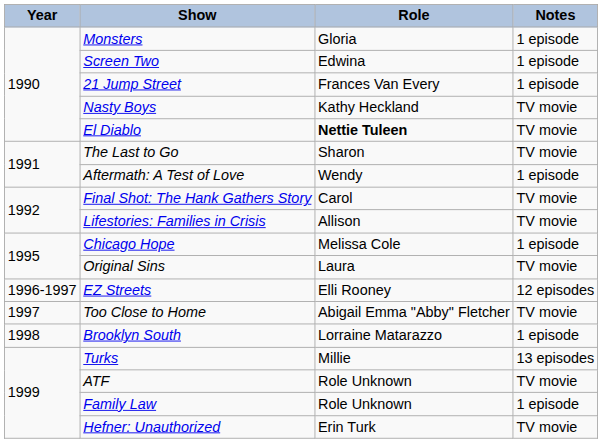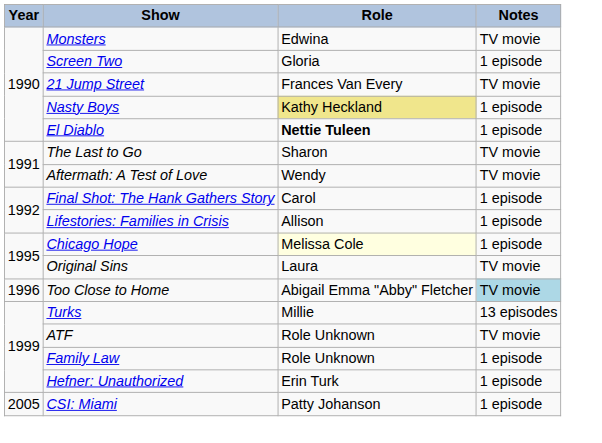(337, 38) Gloria -> (305, 38) Edwina
(548, 38) 1 episode -> (510, 38) TV movie
(342, 61) Edwina -> (300, 61) Gloria
(548, 84) 1 episode -> (510, 84) TV movie
(368, 107) no background -> (332, 107) khaki background
(547, 107) TV movie -> (511, 107) 1 episode
(547, 130) TV movie -> (511, 130) 1 episode
(548, 175) 1 episode -> (510, 175) TV movie
(547, 198) TV movie -> (511, 198) 1 episode
(547, 221) TV movie -> (511, 221) 1 episode
(359, 244) no background -> (322, 244) lightyellow background
- row: (117, 289)
(24, 312) 1997 -> (24, 289) 1996
(547, 312) no background -> (510, 289) lightblue background
- row: (132, 335)
(547, 426) TV movie -> (511, 381) 1 episode
+ row: (82, 404)
